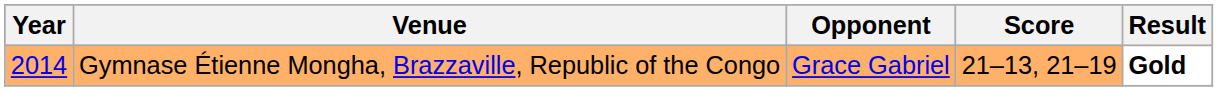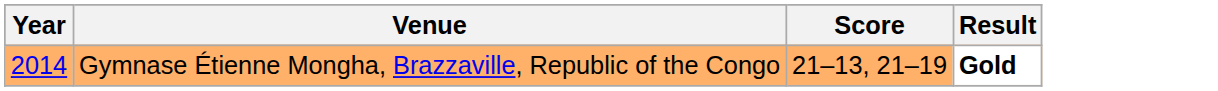- column: (871, 25)
